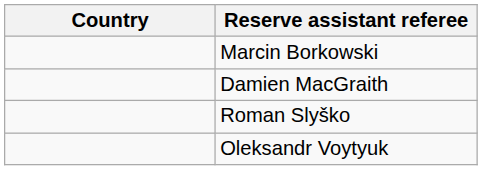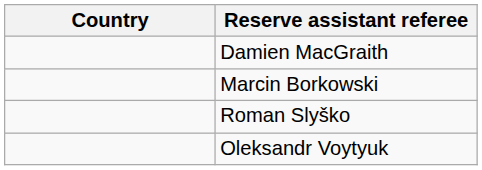rows swapped: (304, 84) <-> (299, 52)
